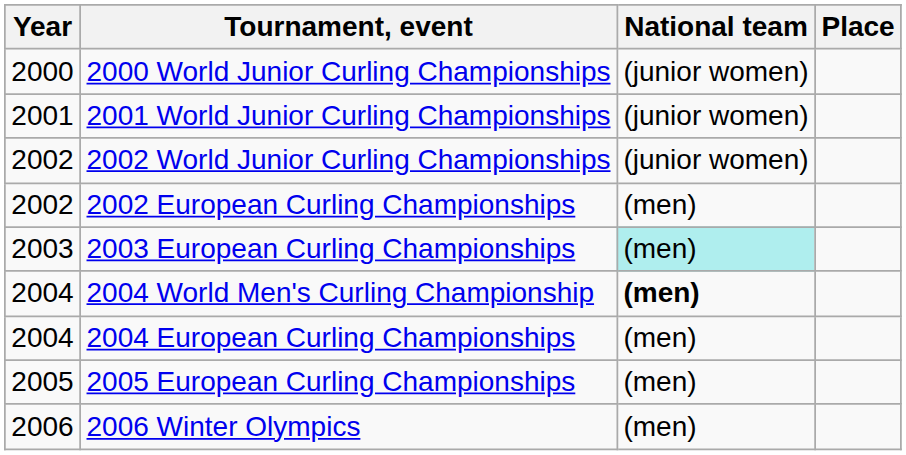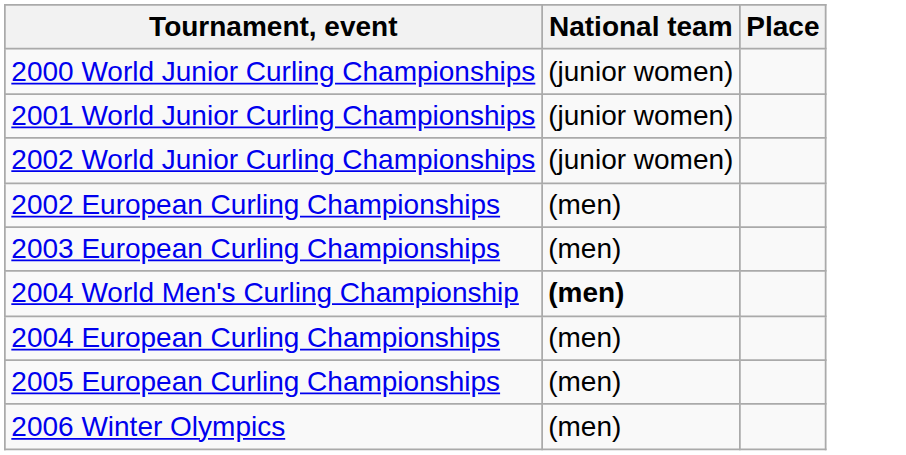- column: (42, 26)
(660, 248) paleturquoise background -> (585, 248) no background
